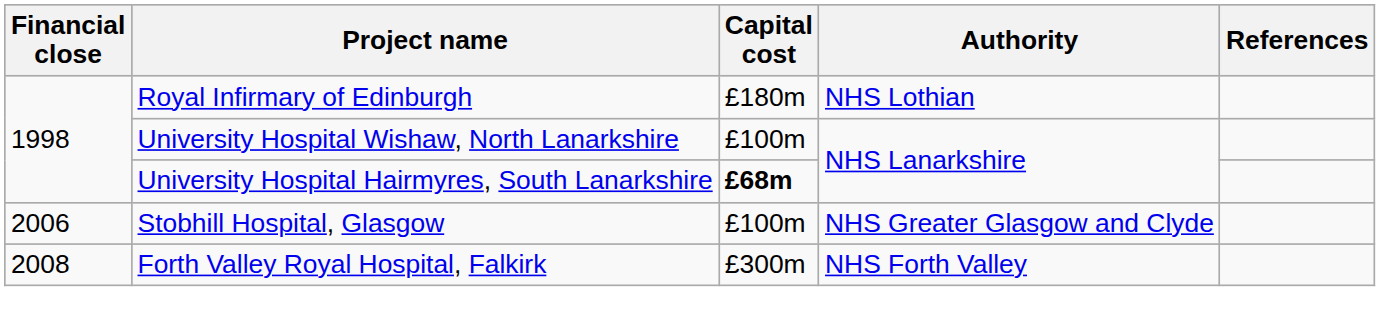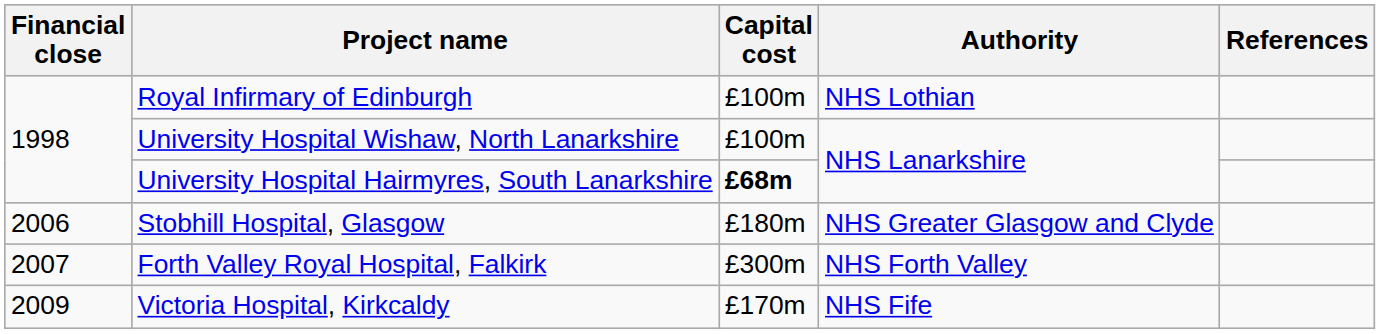(765, 97) £180m -> (765, 97) £100m
(765, 222) £100m -> (765, 222) £180m
(40, 264) 2008 -> (40, 264) 2007
+ row: (294, 306)
